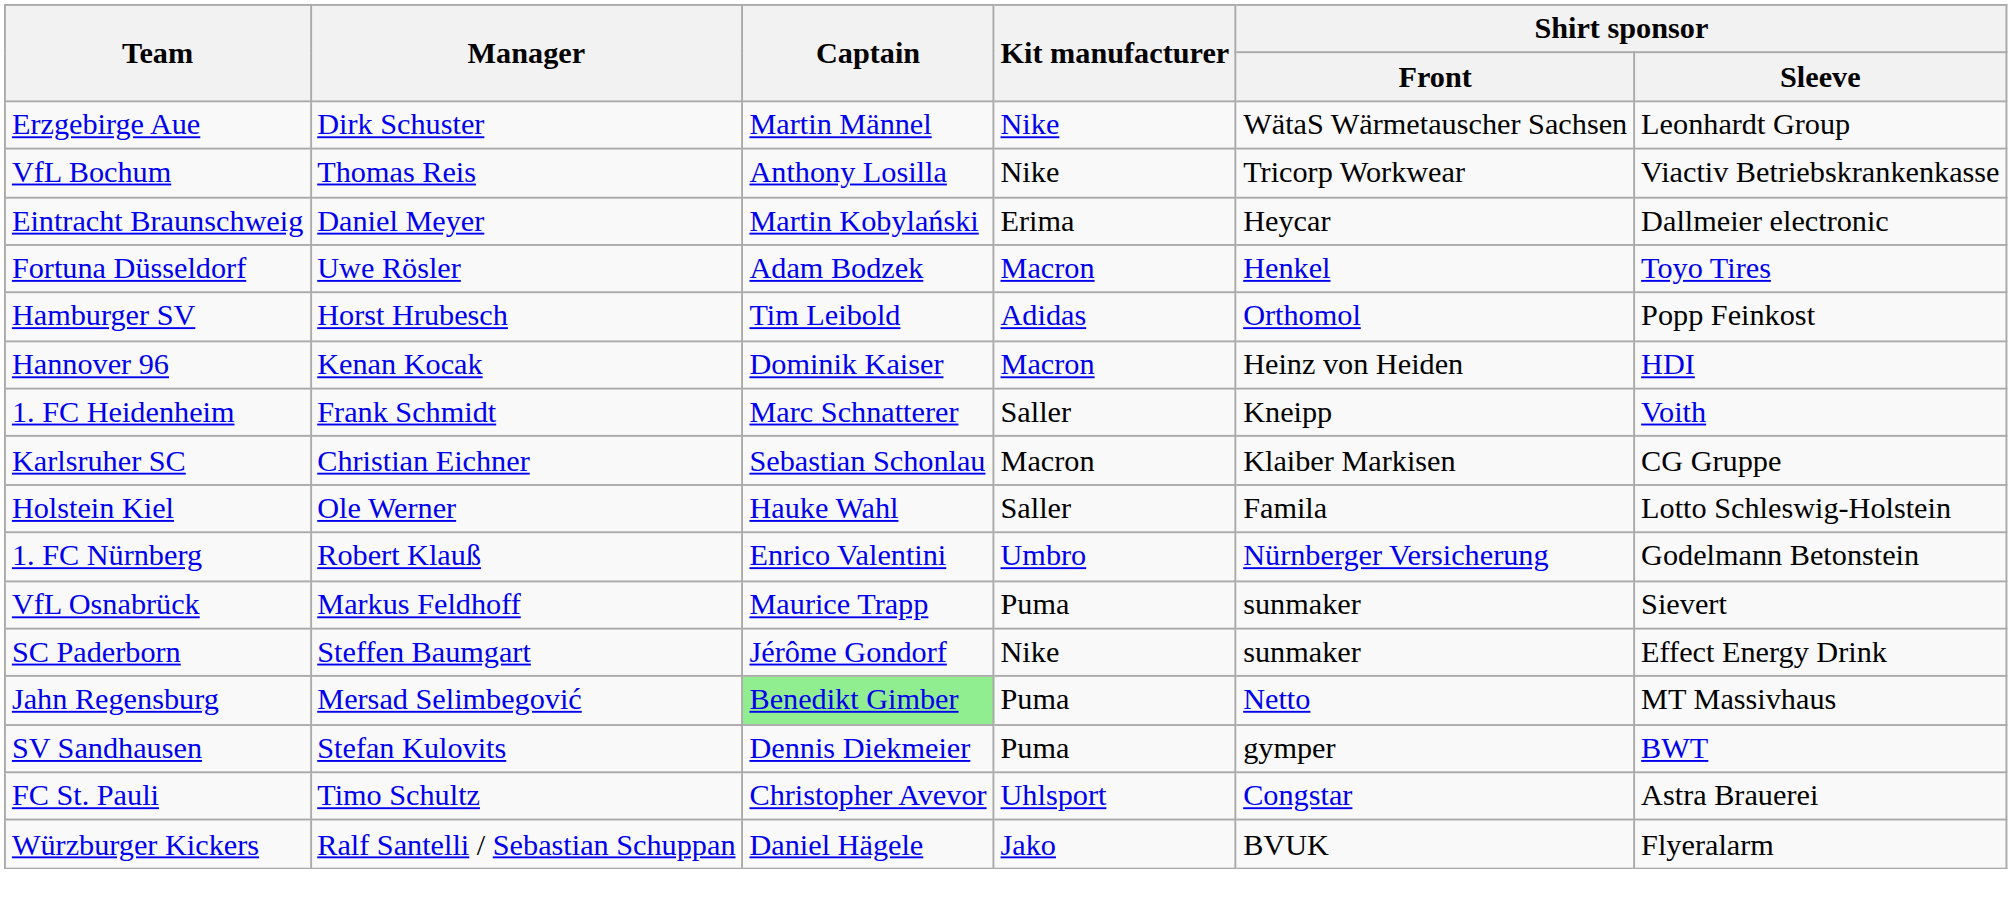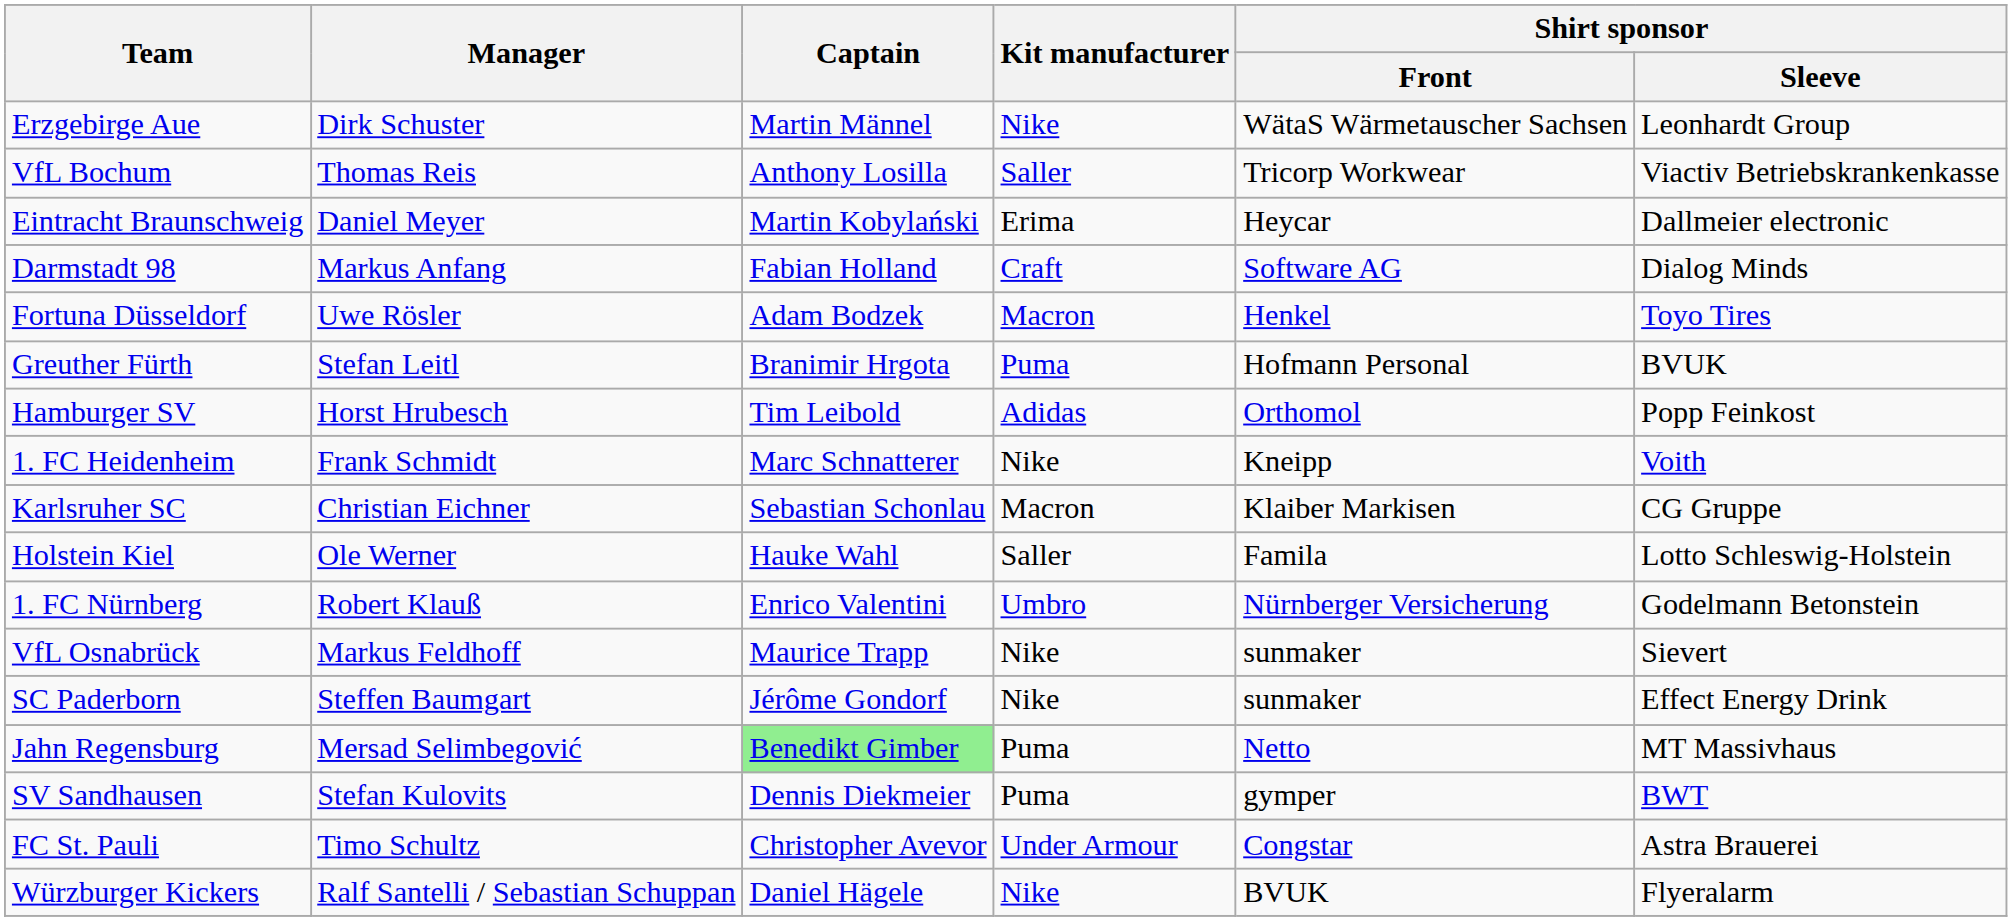(1030, 172) Nike -> (1036, 172) Saller
+ row: (94, 268)
+ row: (102, 364)
- row: (90, 364)
(1036, 412) Saller -> (1030, 460) Nike
(1035, 603) Puma -> (1030, 651) Nike
(1053, 795) Uhlsport -> (1089, 843) Under Armour
(1028, 843) Jako -> (1030, 891) Nike
